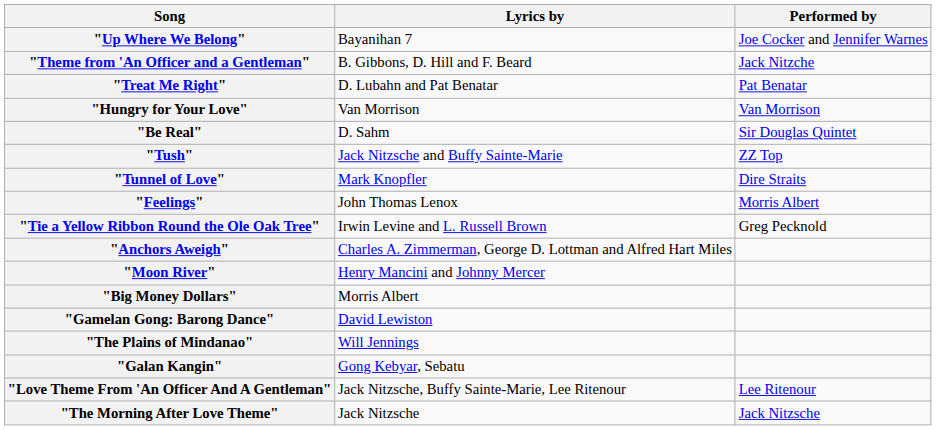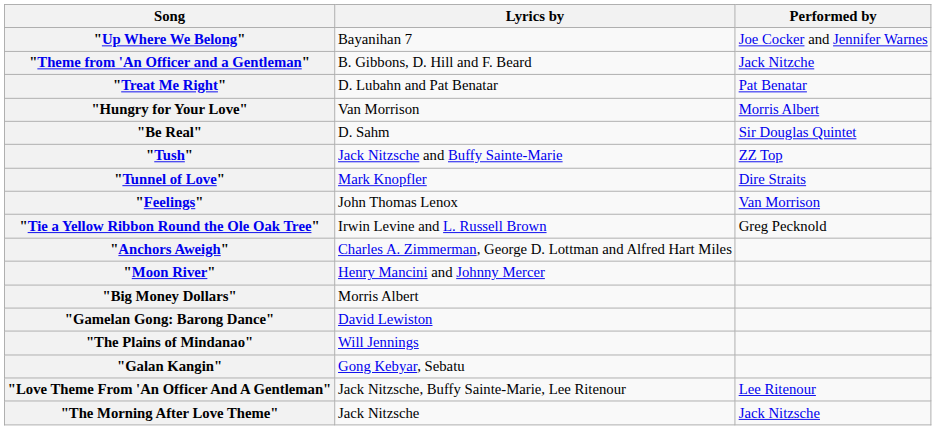(779, 109) Van Morrison -> (779, 109) Morris Albert
(779, 202) Morris Albert -> (779, 202) Van Morrison
